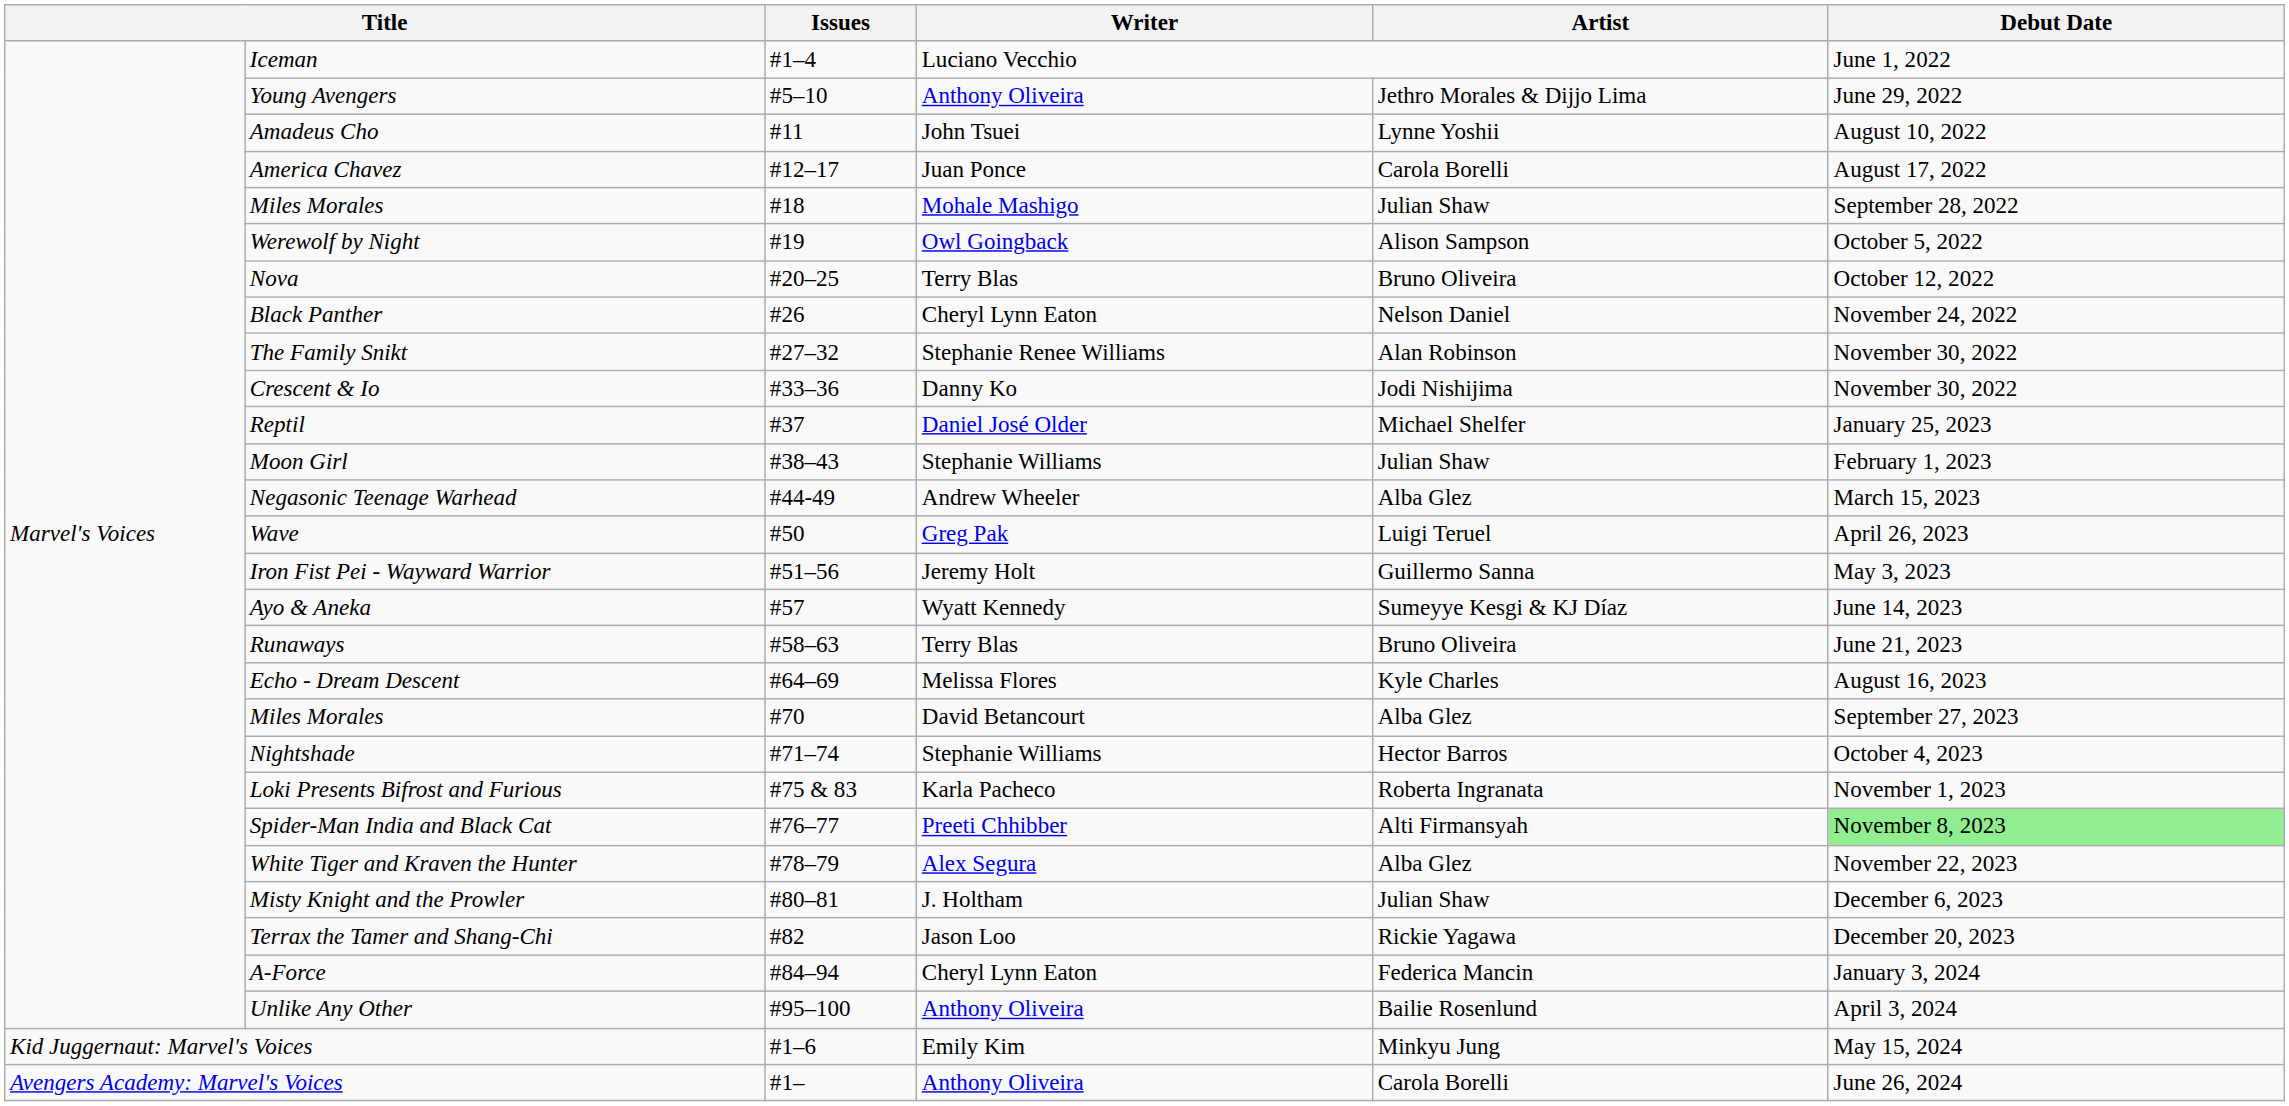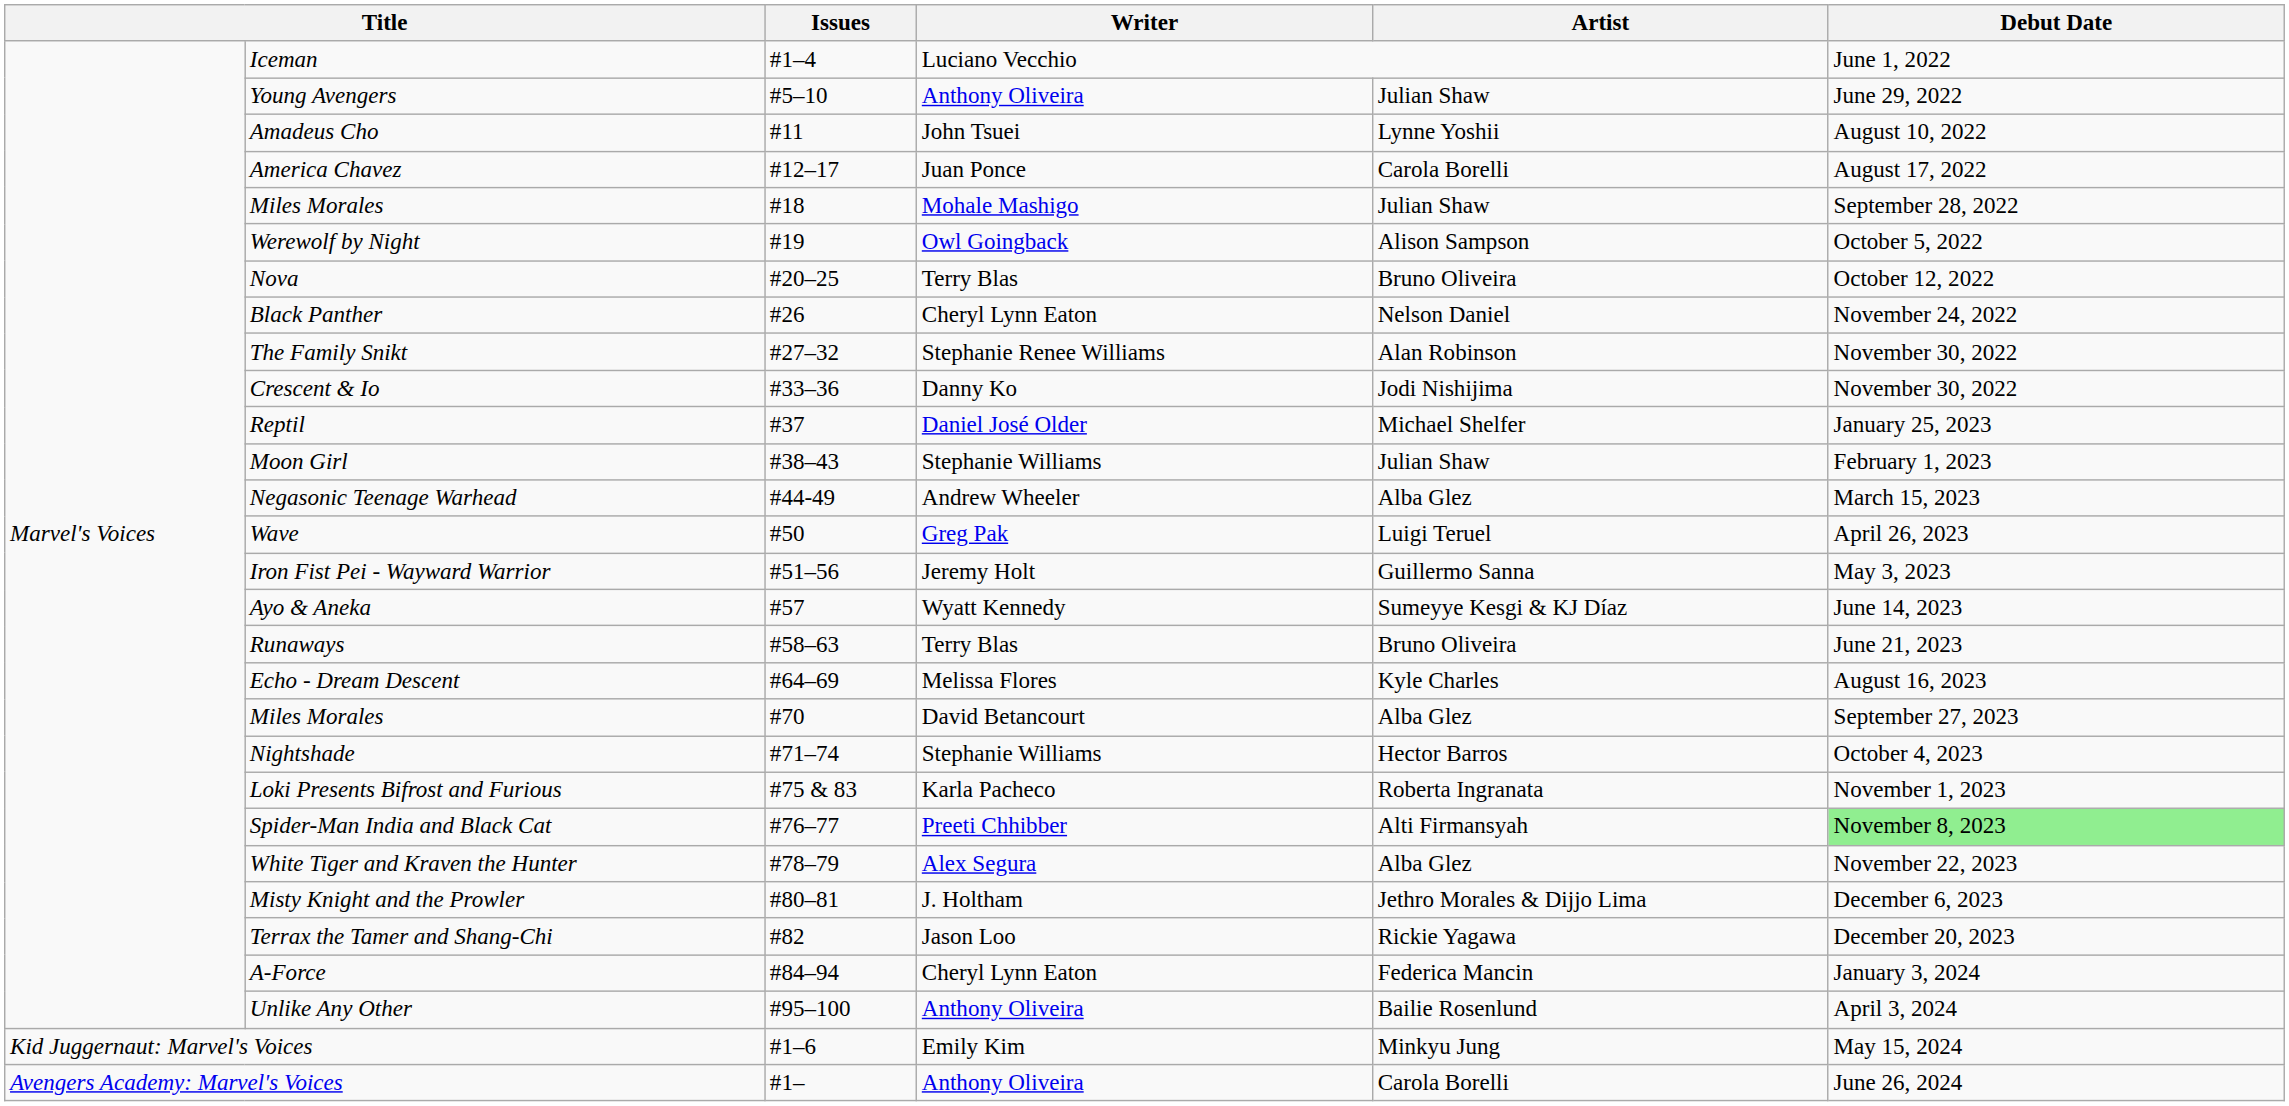(1512, 95) Jethro Morales & Dijjo Lima -> (1434, 95) Julian Shaw
(1434, 899) Julian Shaw -> (1512, 899) Jethro Morales & Dijjo Lima
